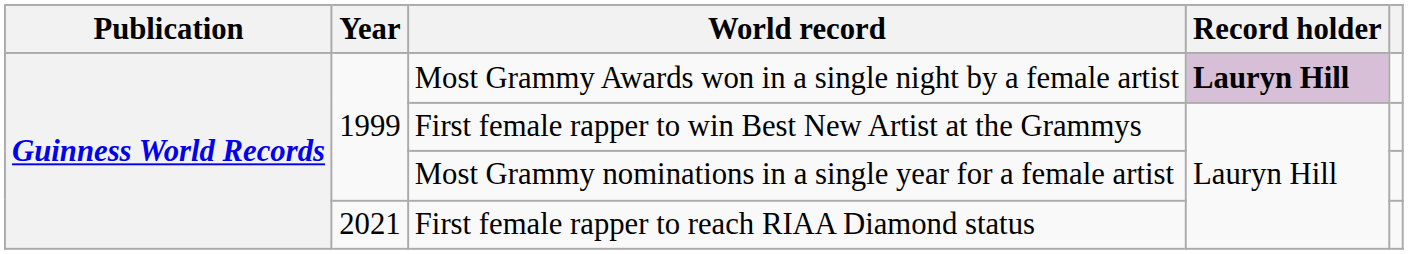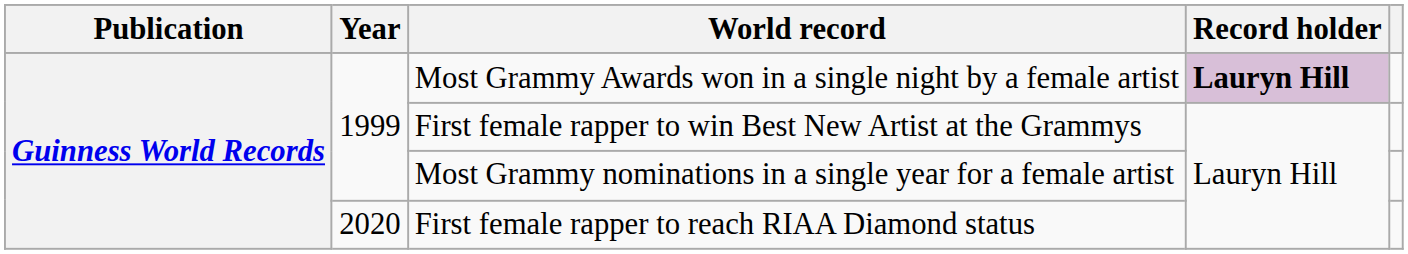(370, 223) 2021 -> (370, 223) 2020
